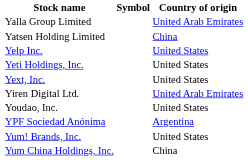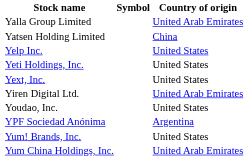(165, 150) China -> (198, 150) United Arab Emirates
